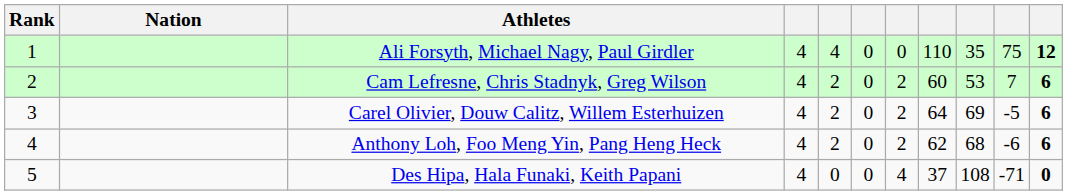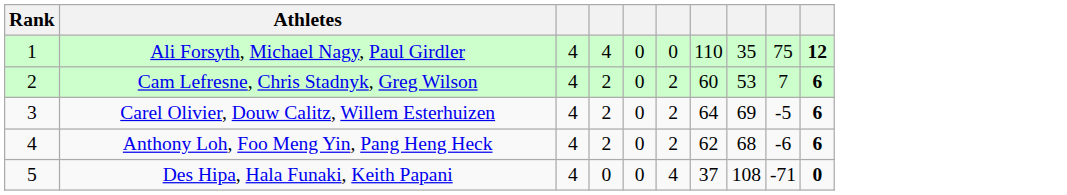- column: (173, 19)
